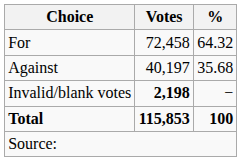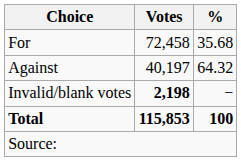(215, 42) 64.32 -> (215, 42) 35.68
(215, 67) 35.68 -> (215, 67) 64.32
